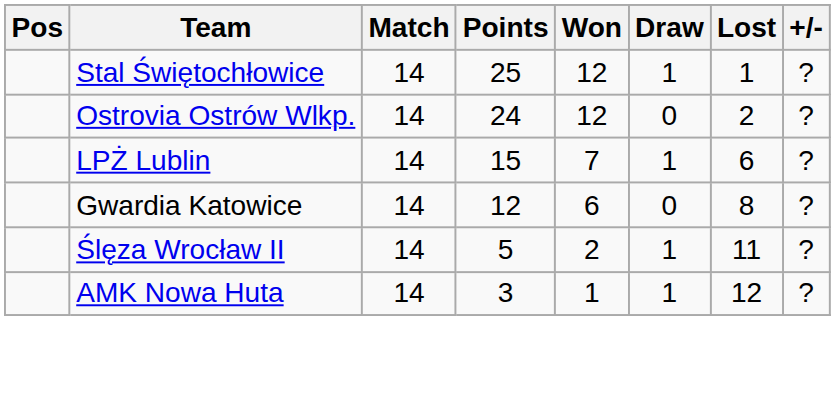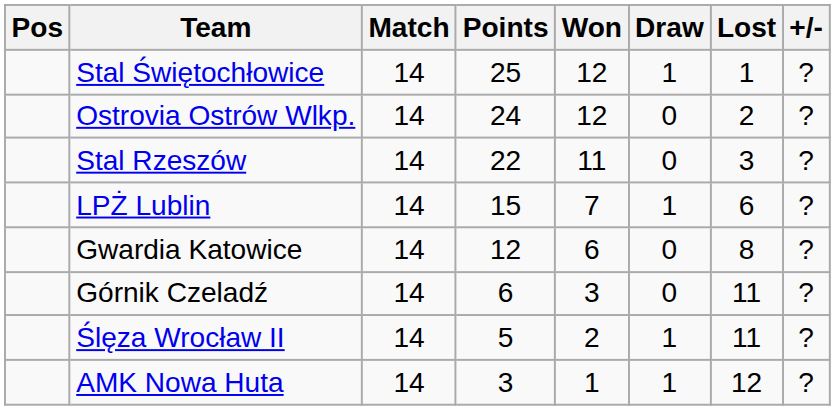+ row: (161, 161)
+ row: (172, 294)
